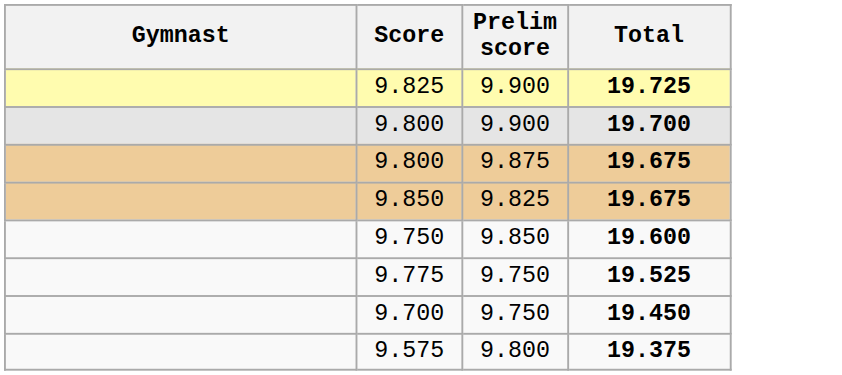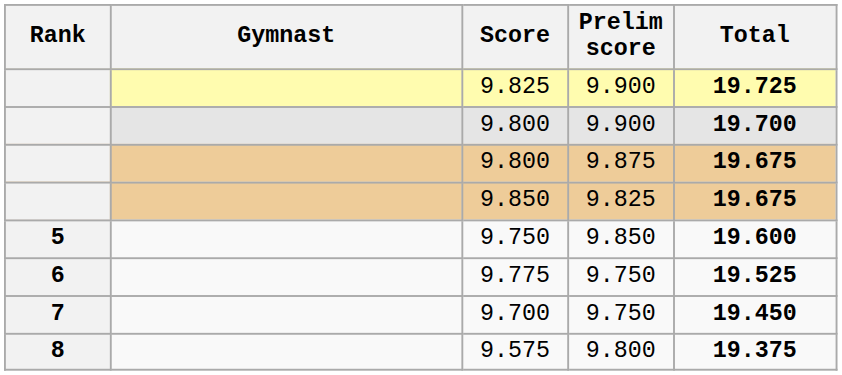+ column: (58, 37)
